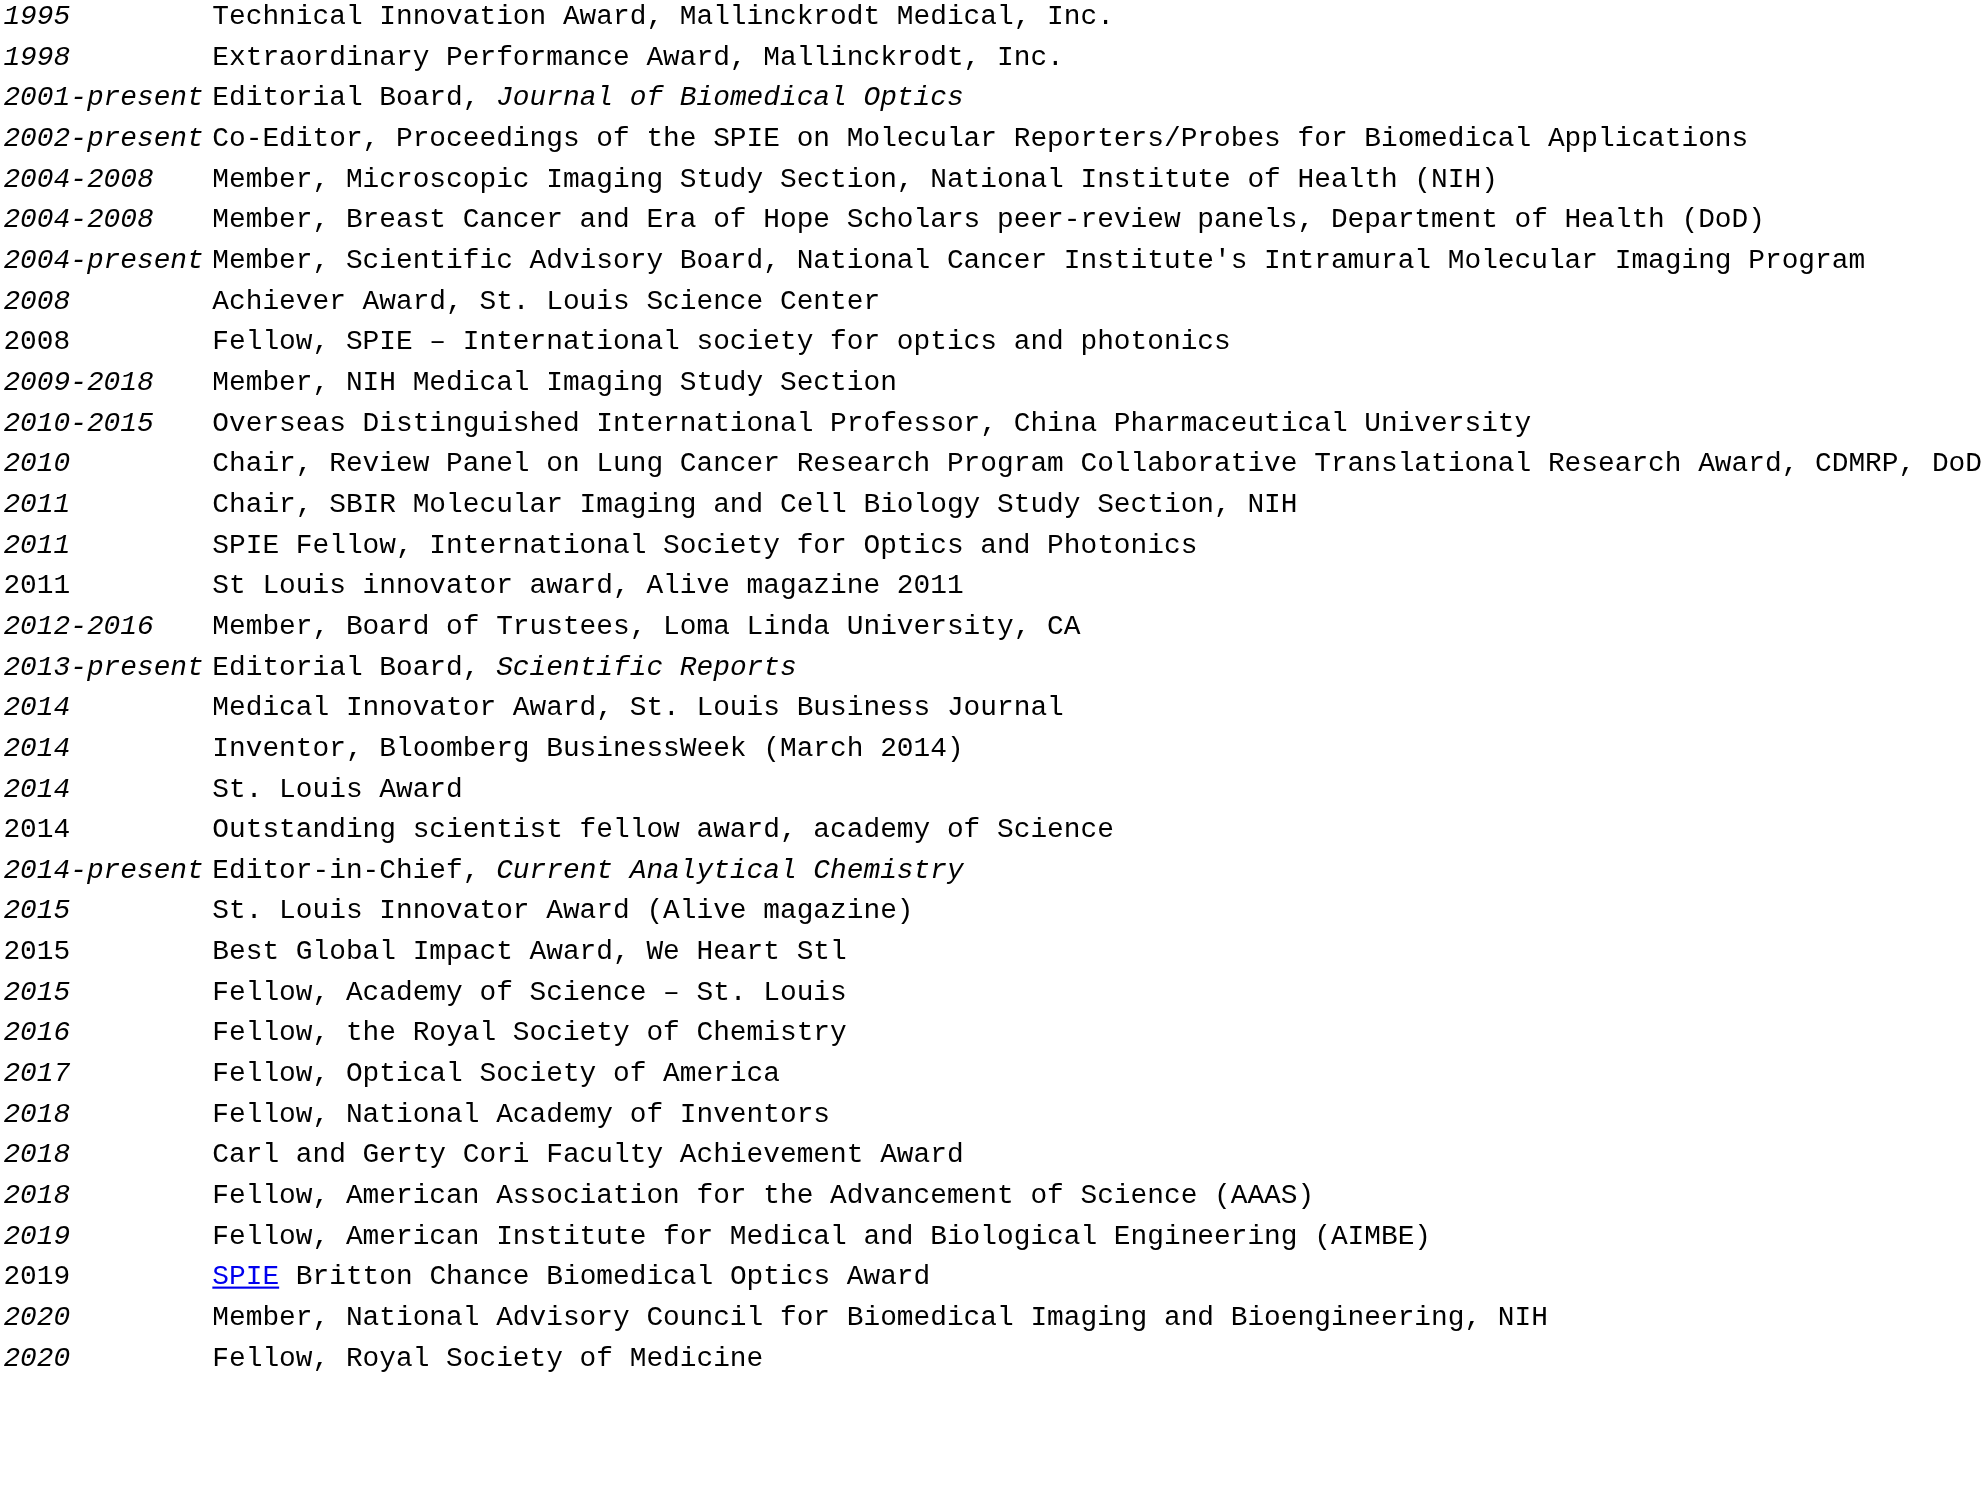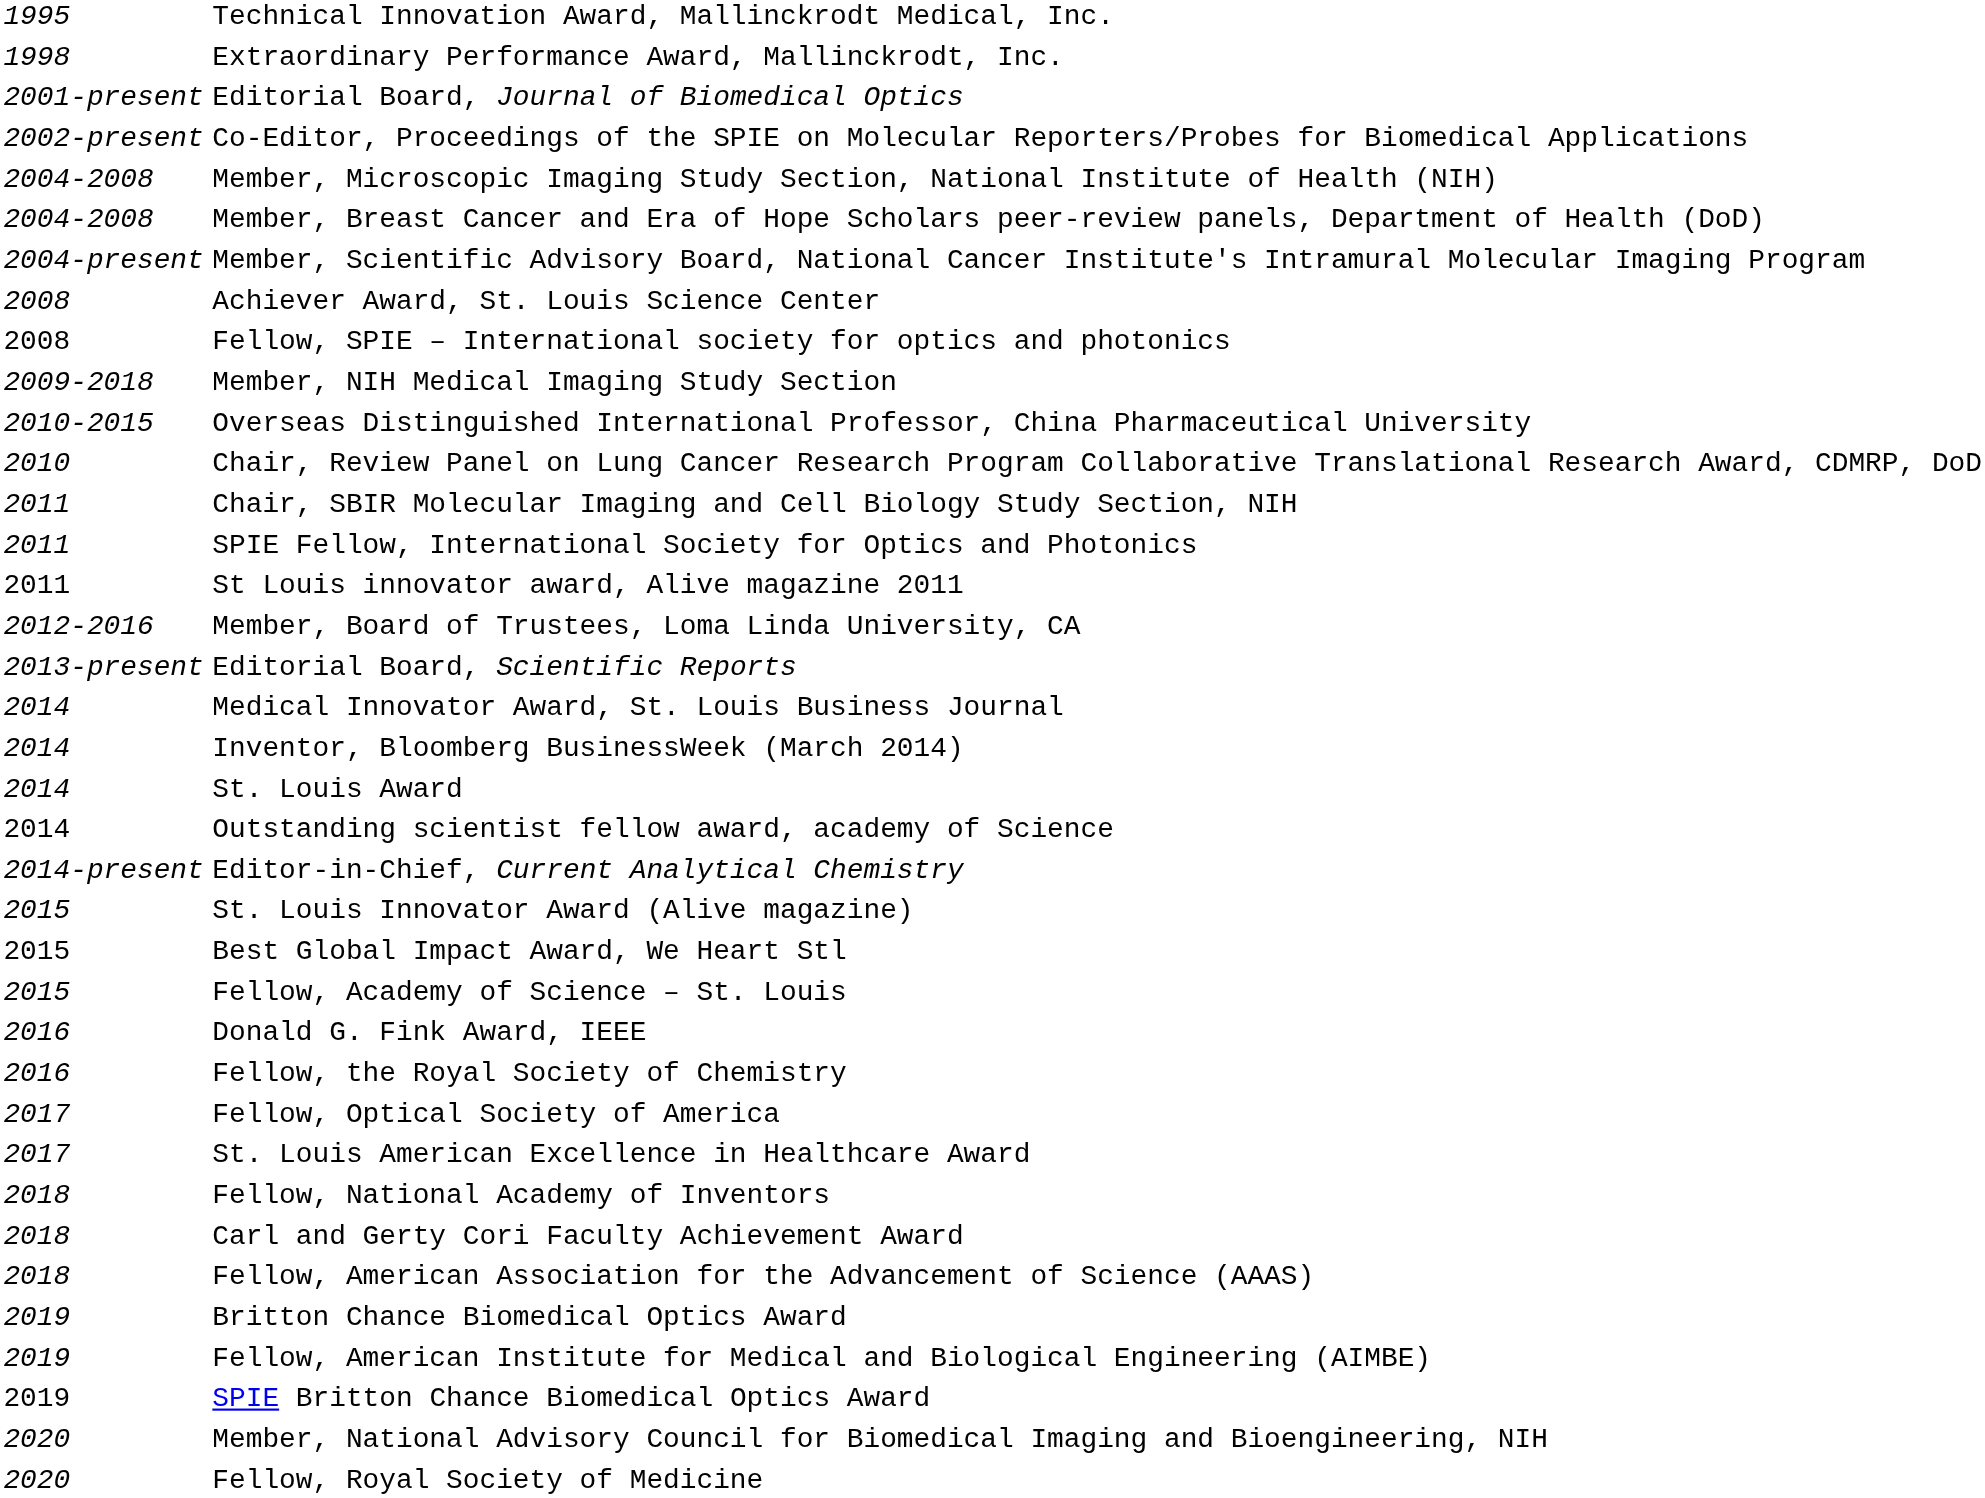+ row: (429, 1033)
+ row: (621, 1155)
+ row: (530, 1318)
